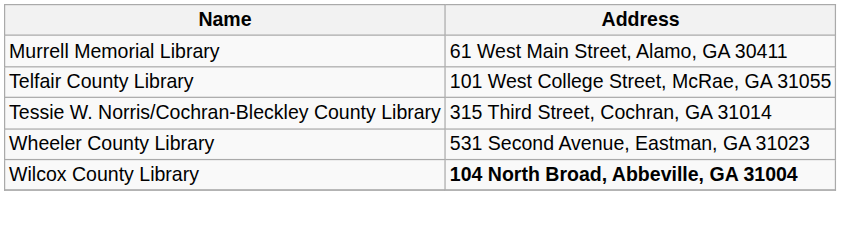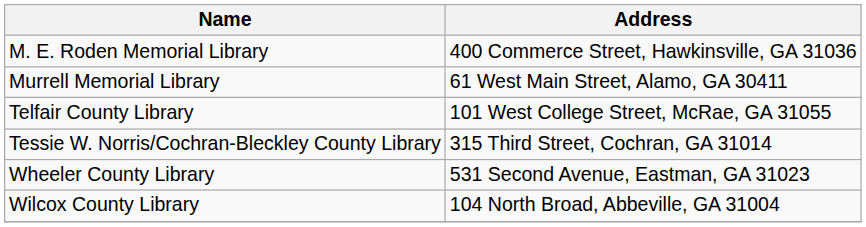+ row: (139, 50)
(624, 174) bold -> (615, 205) normal
